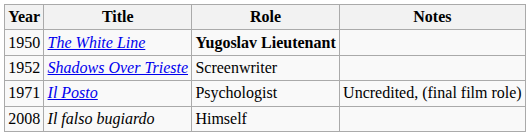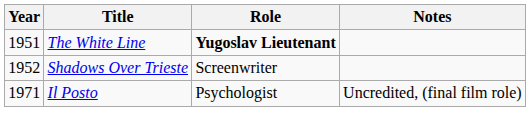(24, 42) 1950 -> (24, 42) 1951
- row: (101, 118)
